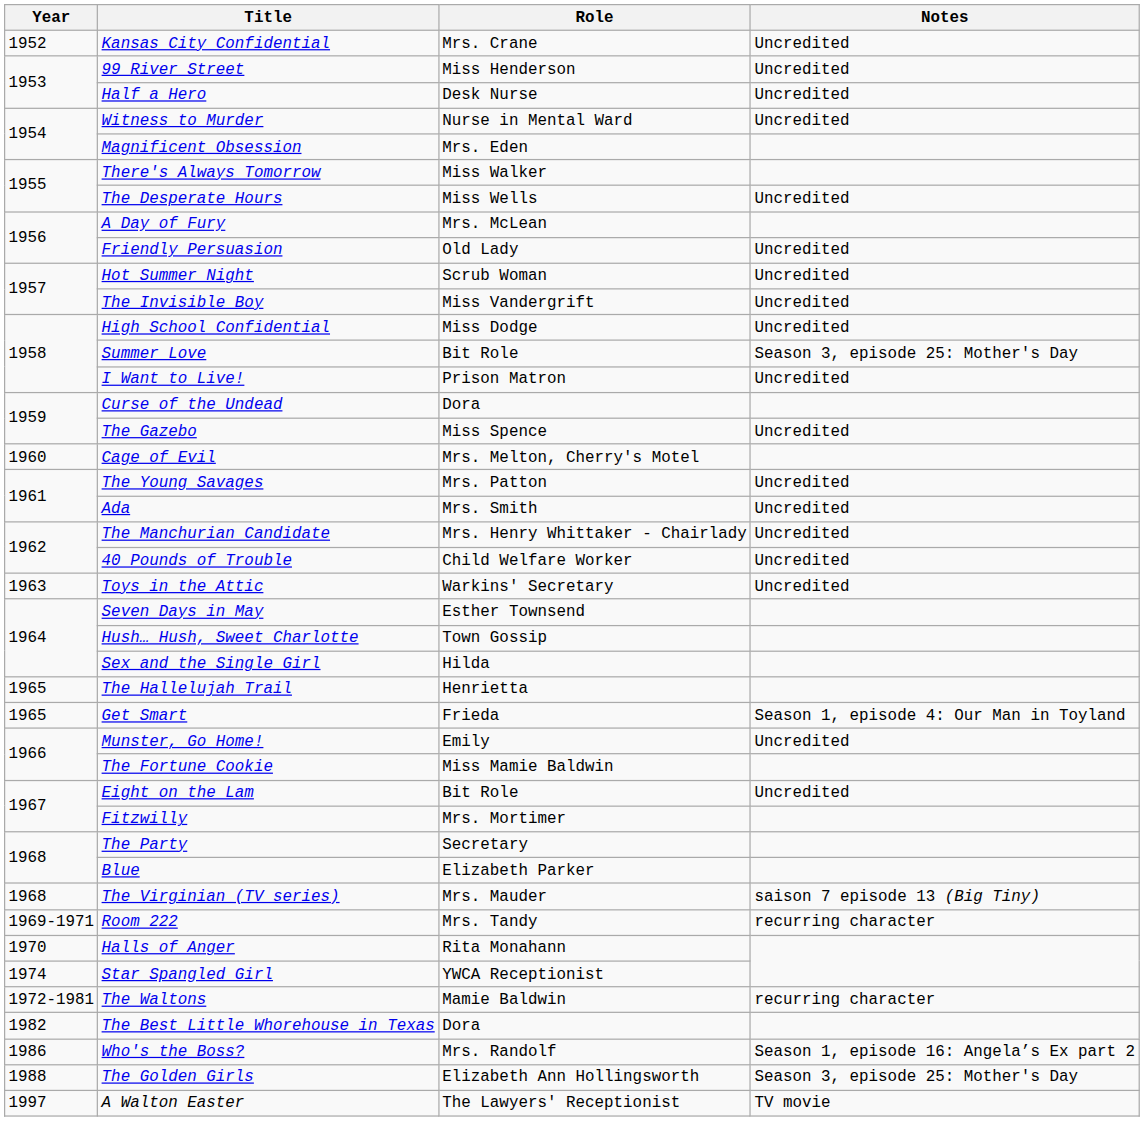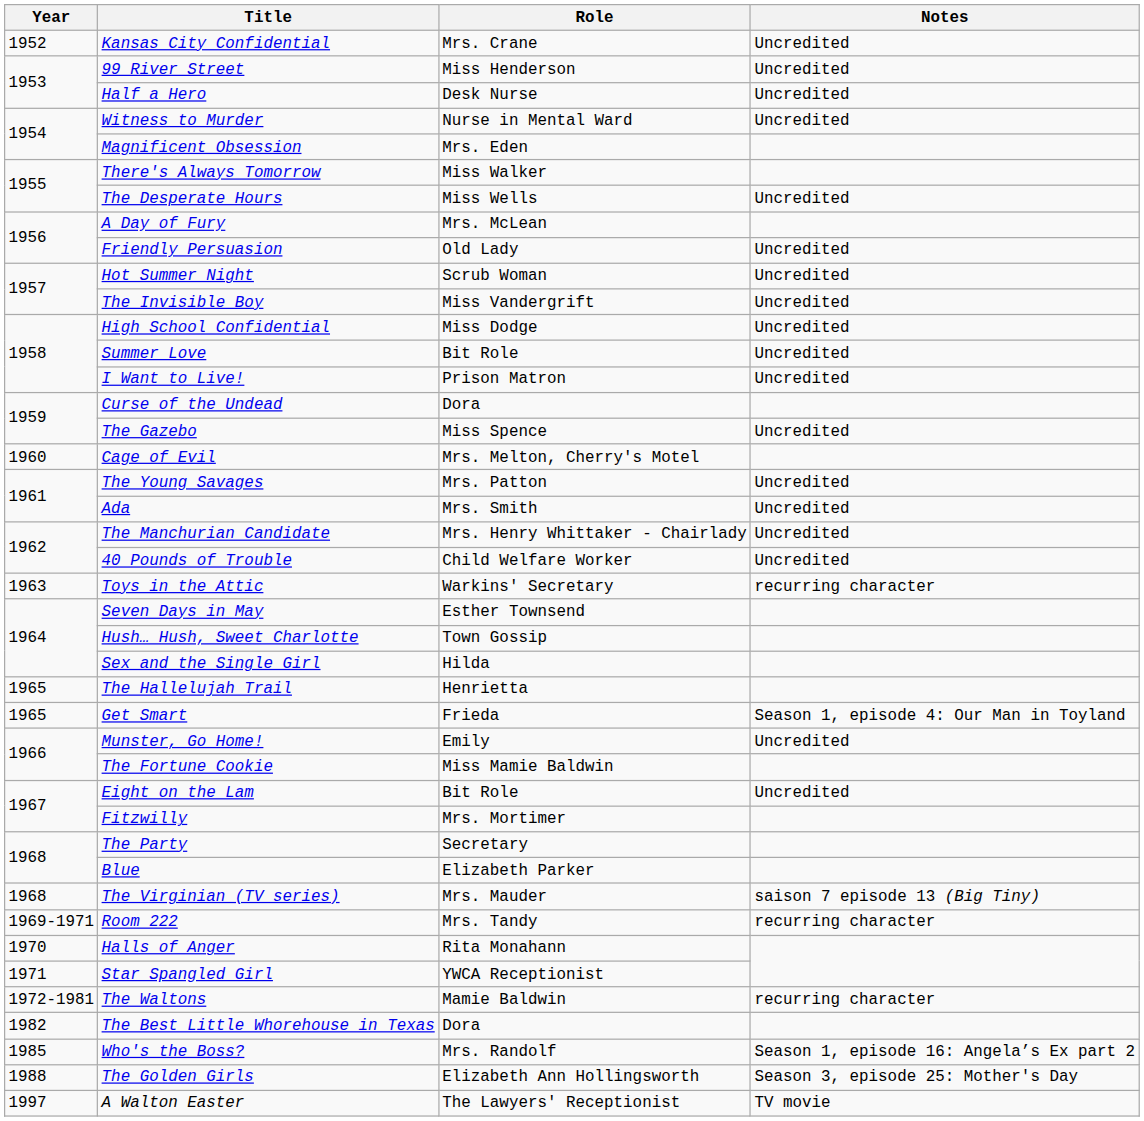(916, 354) Season 3, episode 25: Mother's Day -> (802, 354) Uncredited
(802, 586) Uncredited -> (845, 586) recurring character
(27, 974) 1974 -> (27, 974) 1971
(27, 1051) 1986 -> (27, 1051) 1985
